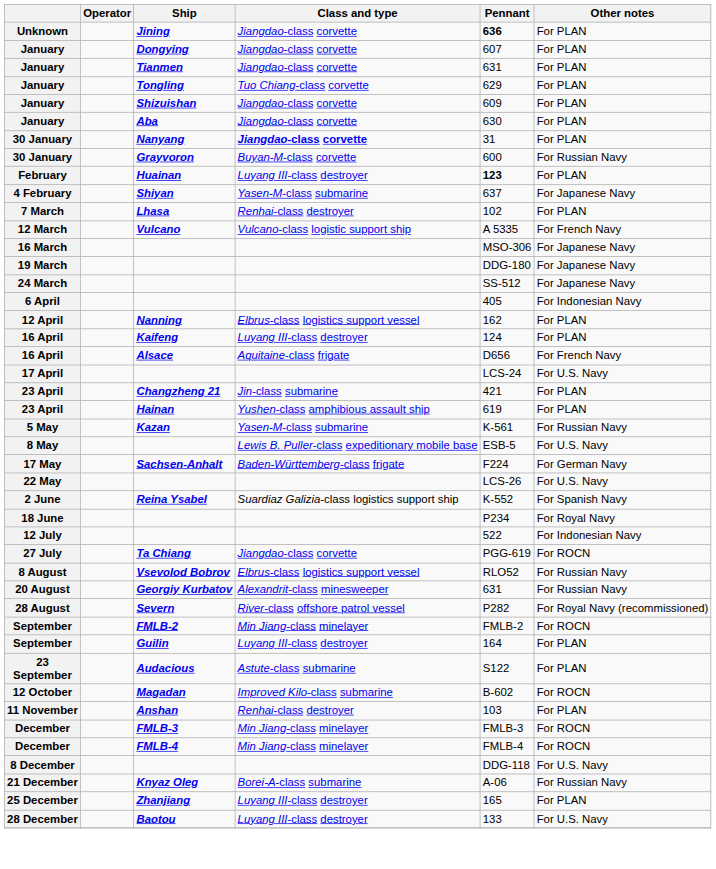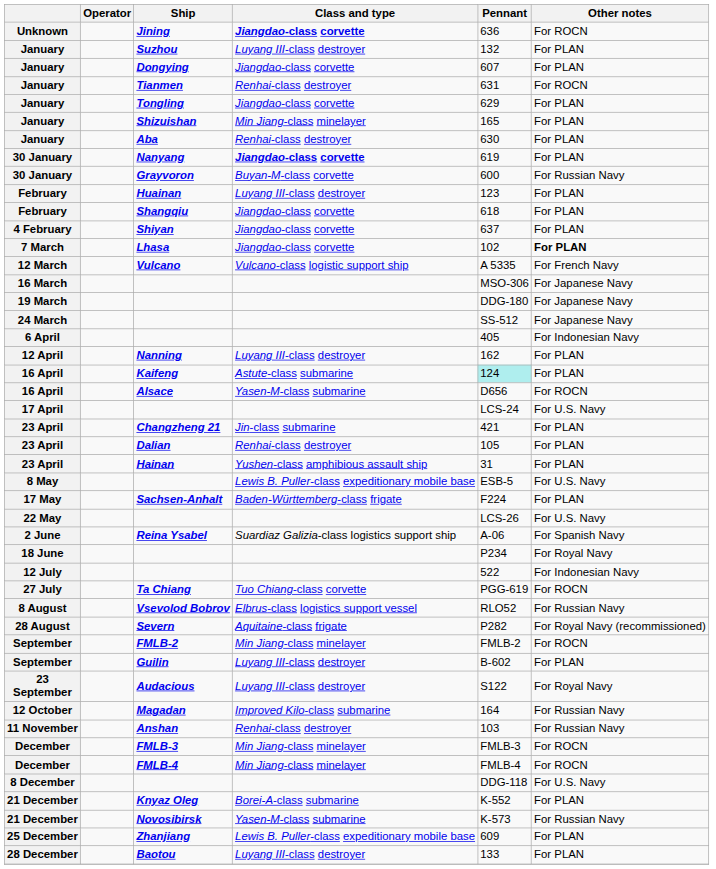(297, 31) normal -> (300, 31) bold
(492, 31) bold -> (490, 31) normal
(562, 31) For PLAN -> (561, 31) For ROCN
+ row: (42, 49)
(297, 67) Jiangdao-class corvette -> (293, 85) Renhai-class destroyer
(562, 67) For PLAN -> (561, 85) For ROCN
(303, 85) Tuo Chiang-class corvette -> (295, 103) Jiangdao-class corvette
(297, 103) Jiangdao-class corvette -> (300, 121) Min Jiang-class minelayer
(492, 103) 609 -> (490, 121) 165
(297, 121) Jiangdao-class corvette -> (293, 139) Renhai-class destroyer
(489, 139) 31 -> (490, 157) 619
(492, 175) bold -> (490, 193) normal
+ row: (42, 211)
(303, 193) Yasen-M-class submarine -> (295, 229) Jiangdao-class corvette
(586, 193) For Japanese Navy -> (559, 229) For PLAN
(296, 211) Renhai-class destroyer -> (295, 247) Jiangdao-class corvette
(562, 211) normal -> (560, 247) bold
(329, 319) Elbrus-class logistics support vessel -> (300, 355) Luyang III-class destroyer
(303, 337) Luyang III-class destroyer -> (294, 373) Astute-class submarine
(492, 337) no background -> (490, 373) paleturquoise background
(293, 355) Aquitaine-class frigate -> (300, 391) Yasen-M-class submarine
(579, 355) For French Navy -> (561, 391) For ROCN
+ row: (42, 445)
(492, 409) 619 -> (487, 463) 31
- row: (42, 427)
(582, 463) For German Navy -> (559, 499) For PLAN
(498, 499) K-552 -> (492, 535) A-06
(297, 553) Jiangdao-class corvette -> (301, 590) Tuo Chiang-class corvette
- row: (42, 590)
(321, 608) River-class offshore patrol vessel -> (291, 626) Aquitaine-class frigate
(492, 644) 164 -> (495, 662) B-602
(297, 668) Astute-class submarine -> (300, 686) Luyang III-class destroyer
(562, 668) For PLAN -> (573, 686) For Royal Navy
(498, 692) B-602 -> (490, 710) 164
(563, 692) For ROCN -> (579, 710) For Russian Navy
(562, 710) For PLAN -> (579, 728) For Russian Navy
(495, 782) A-06 -> (495, 800) K-552
(582, 782) For Russian Navy -> (559, 800) For PLAN
+ row: (42, 819)
(303, 800) Luyang III-class destroyer -> (355, 837) Lewis B. Puller-class expeditionary mobile base
(492, 800) 165 -> (490, 837) 609
(572, 819) For U.S. Navy -> (559, 855) For PLAN
